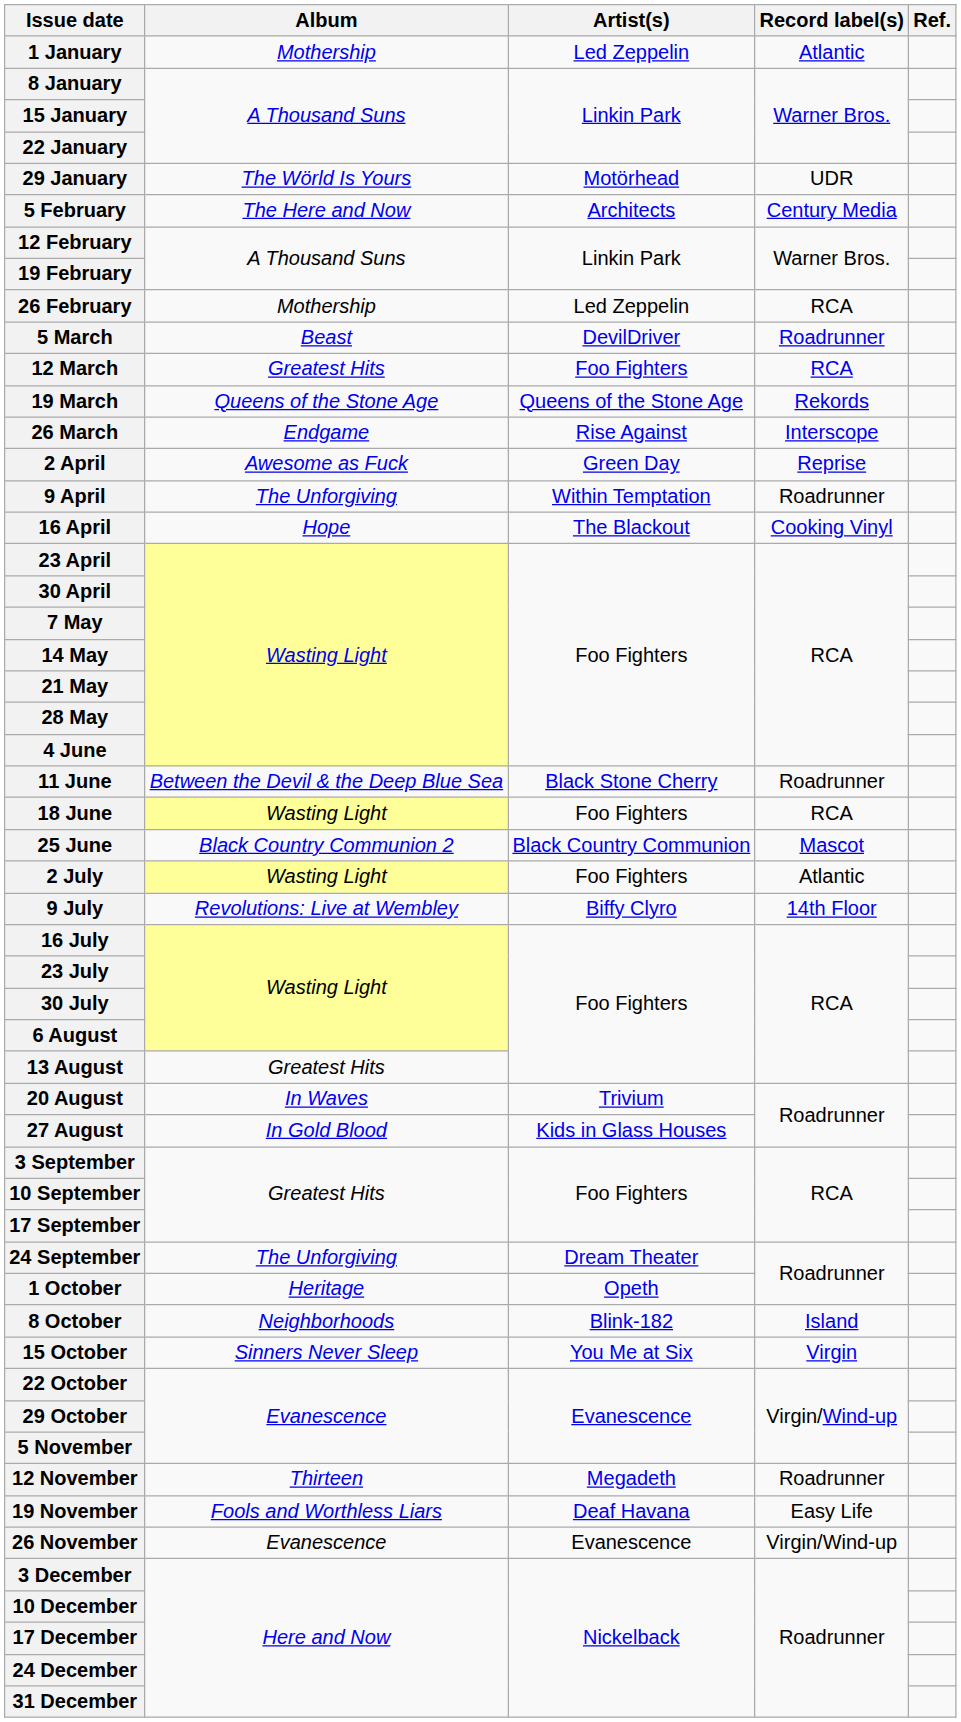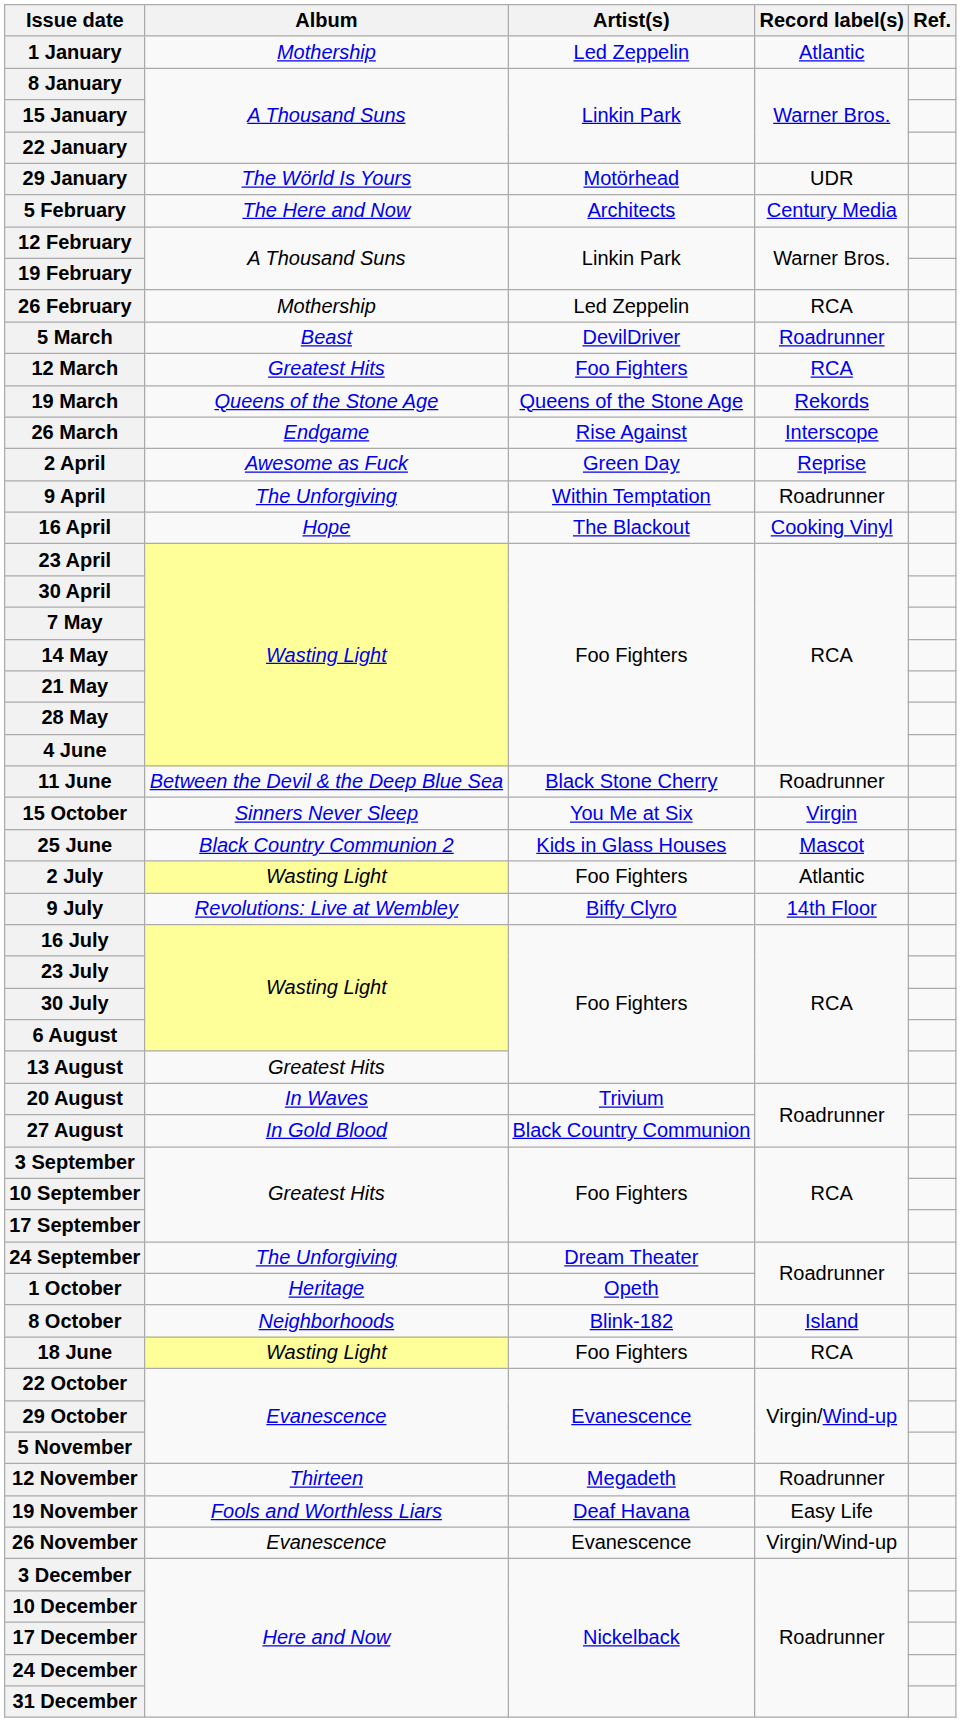rows swapped: (75, 813) <-> (75, 1352)
(631, 845) Black Country Communion -> (631, 845) Kids in Glass Houses
(631, 1130) Kids in Glass Houses -> (631, 1130) Black Country Communion
